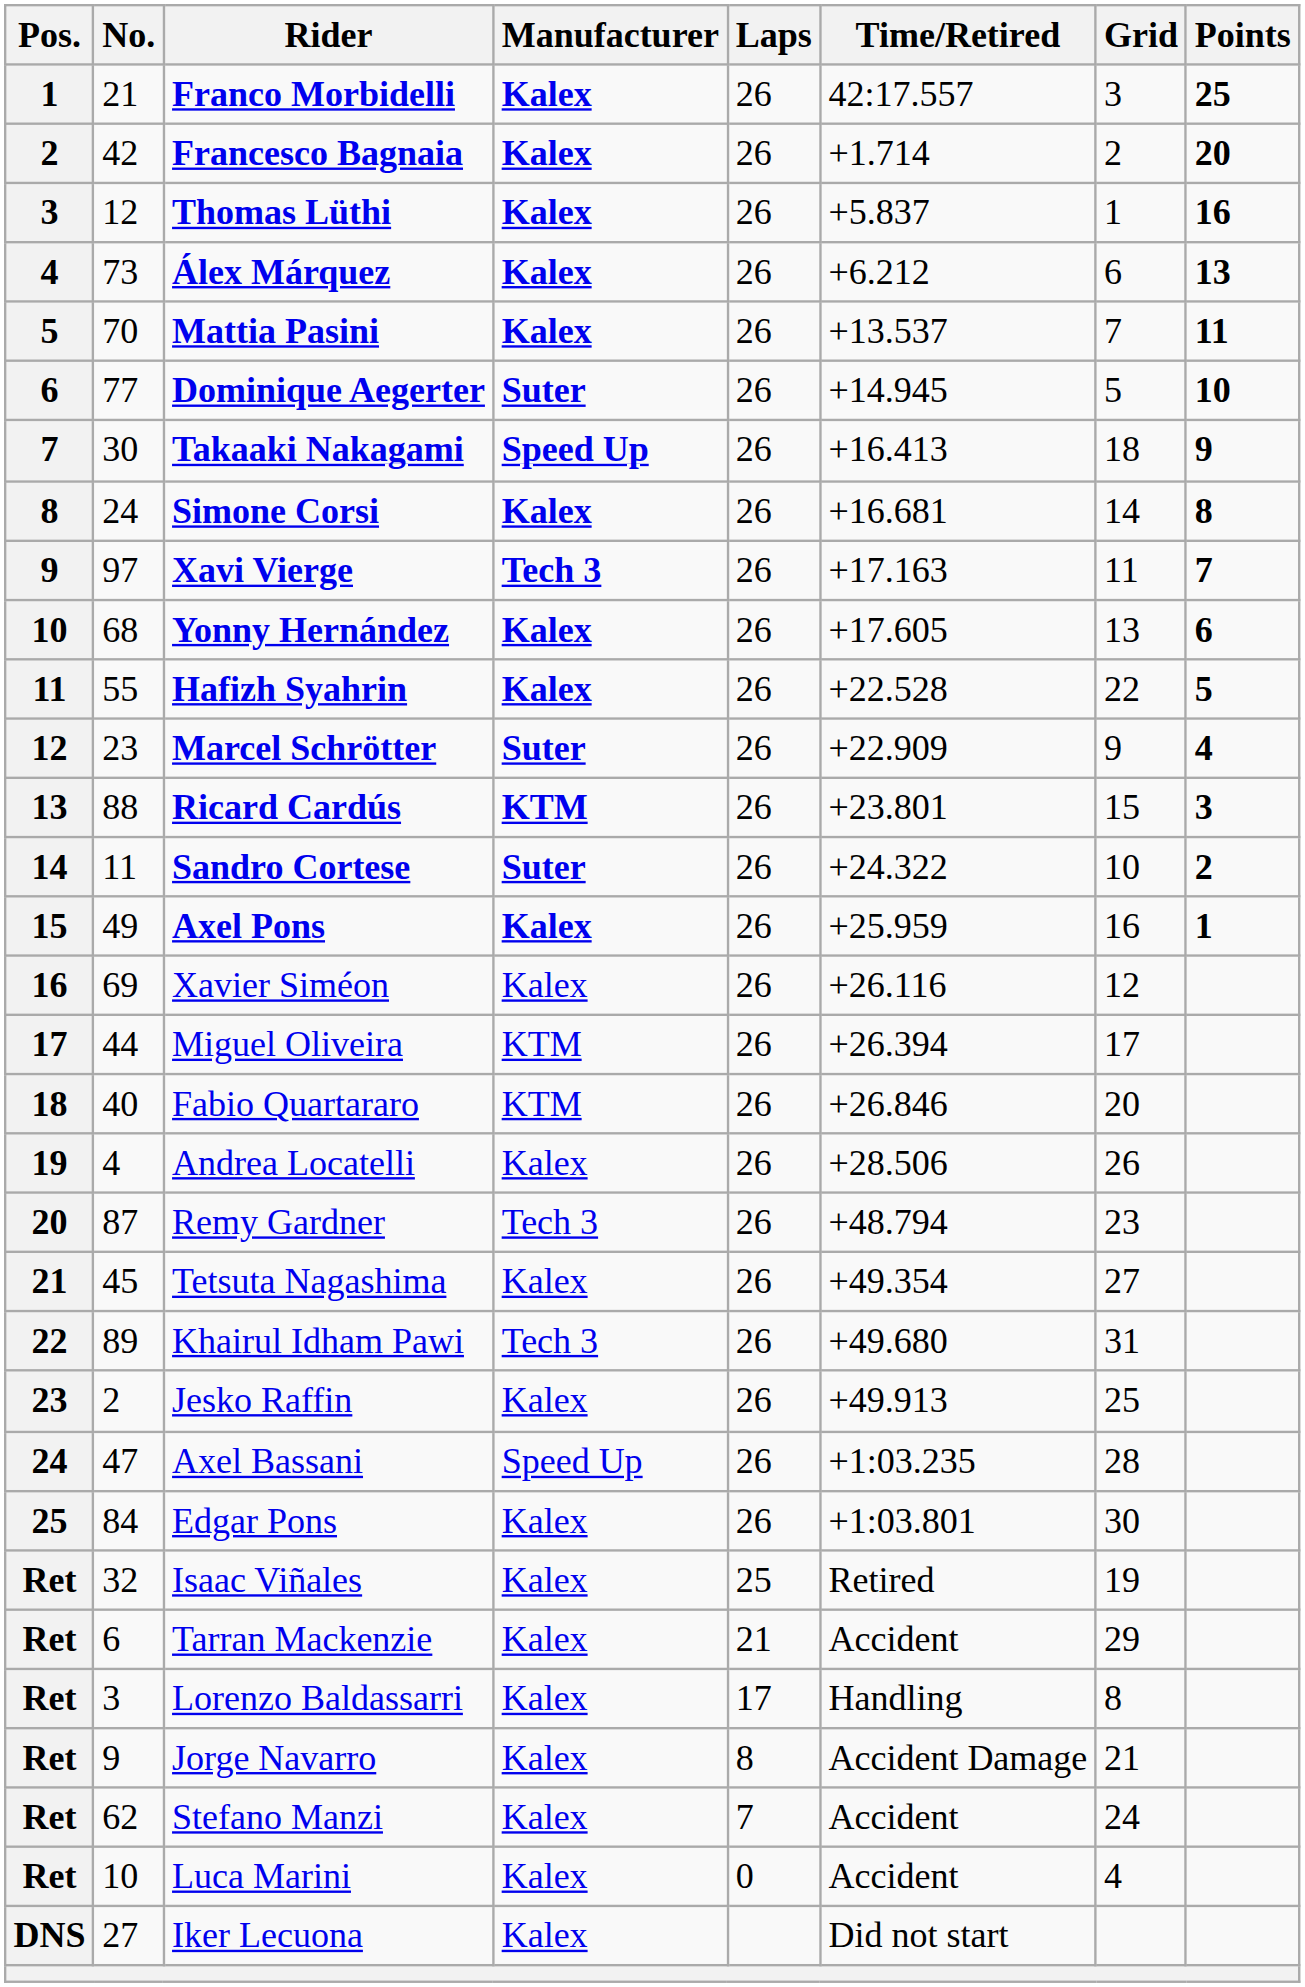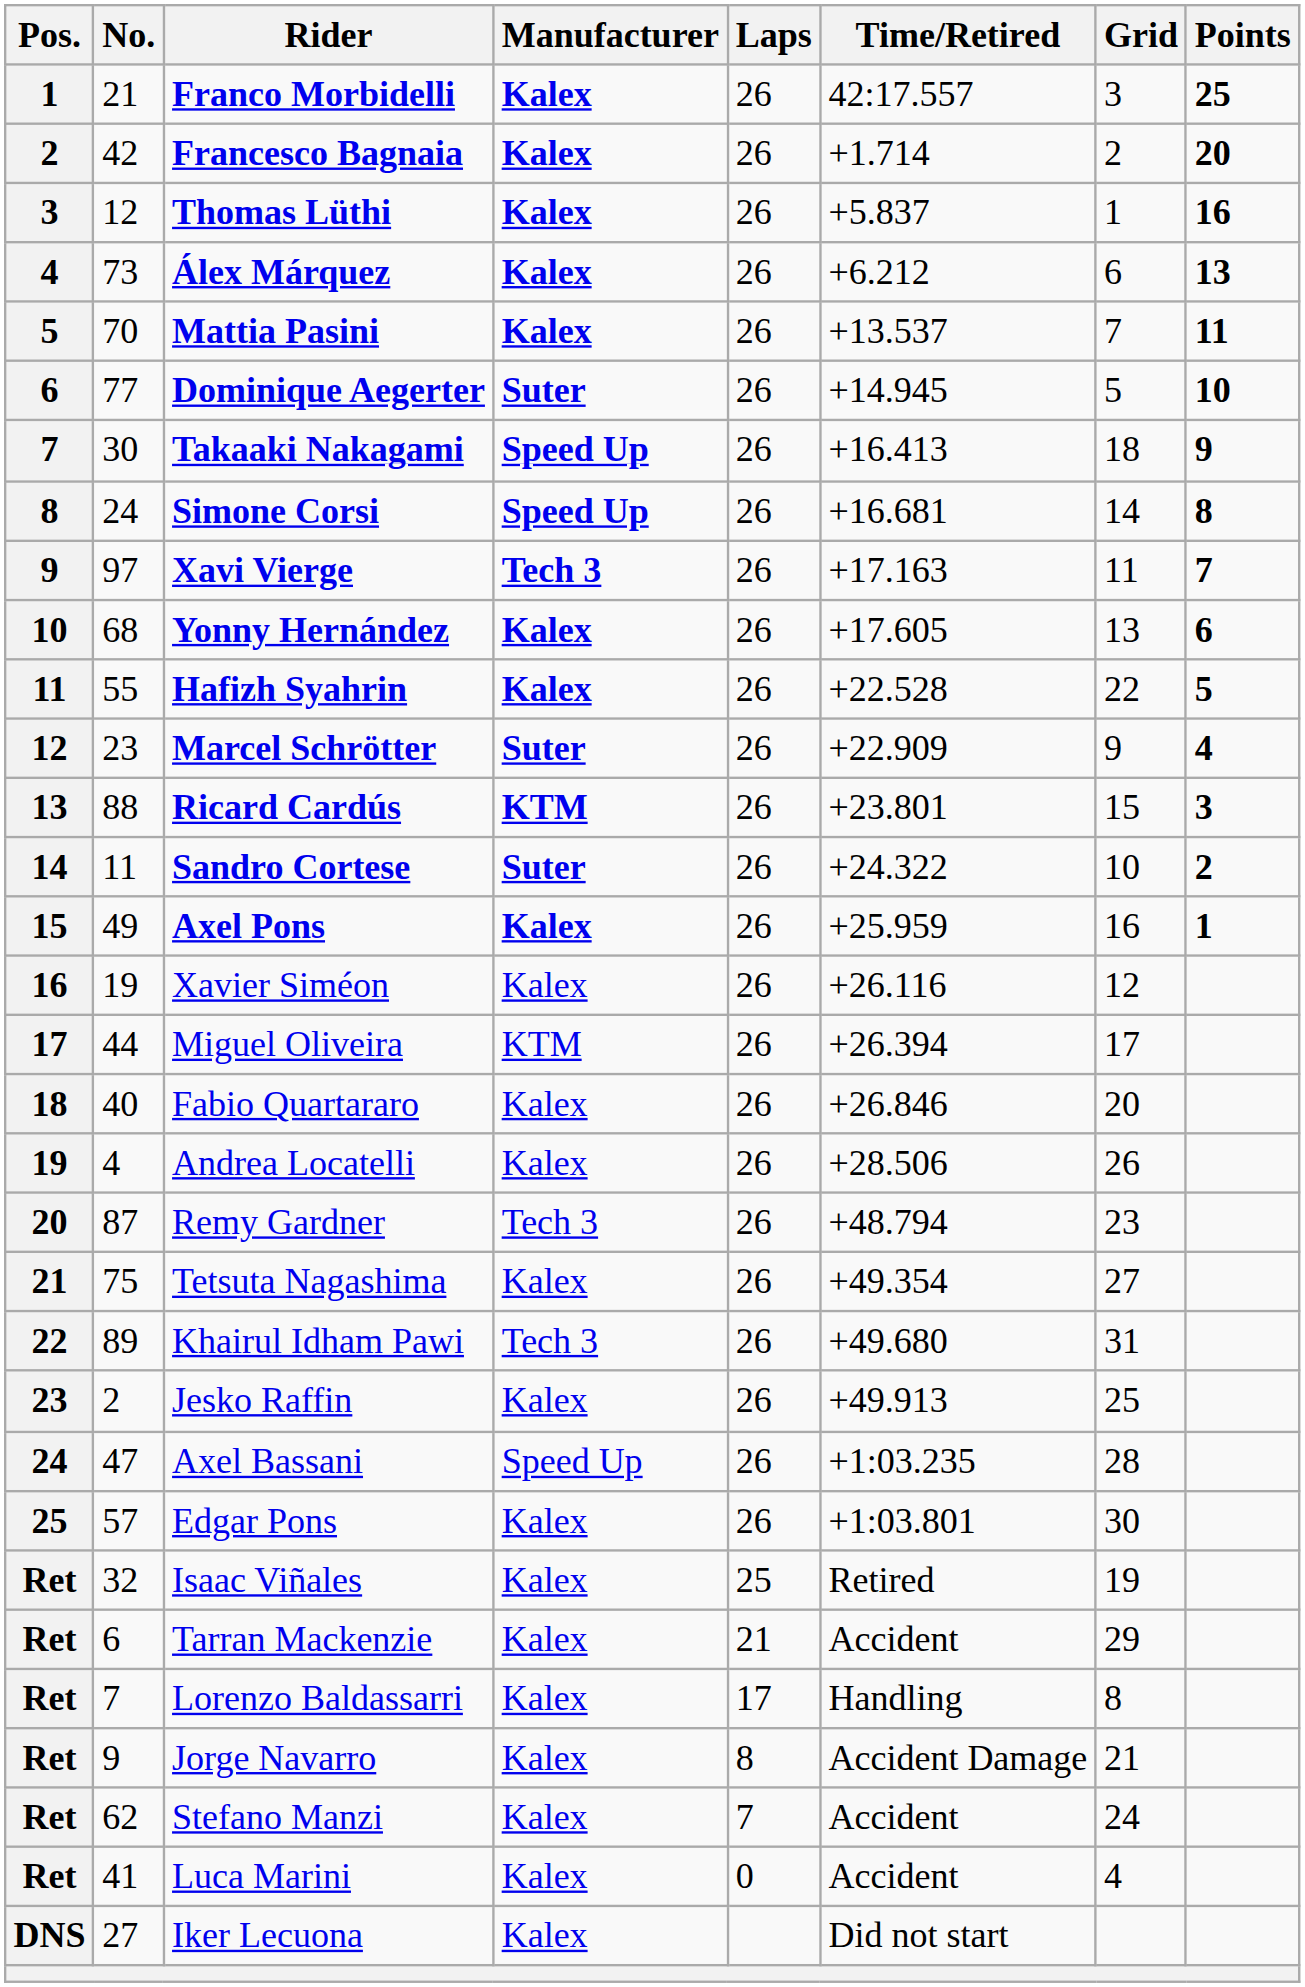(547, 509) Kalex -> (575, 509) Speed Up
(120, 984) 69 -> (120, 984) 19
(542, 1103) KTM -> (545, 1103) Kalex
(120, 1281) 45 -> (120, 1281) 75
(120, 1519) 84 -> (120, 1519) 57
(111, 1697) 3 -> (111, 1697) 7
(120, 1875) 10 -> (120, 1875) 41
